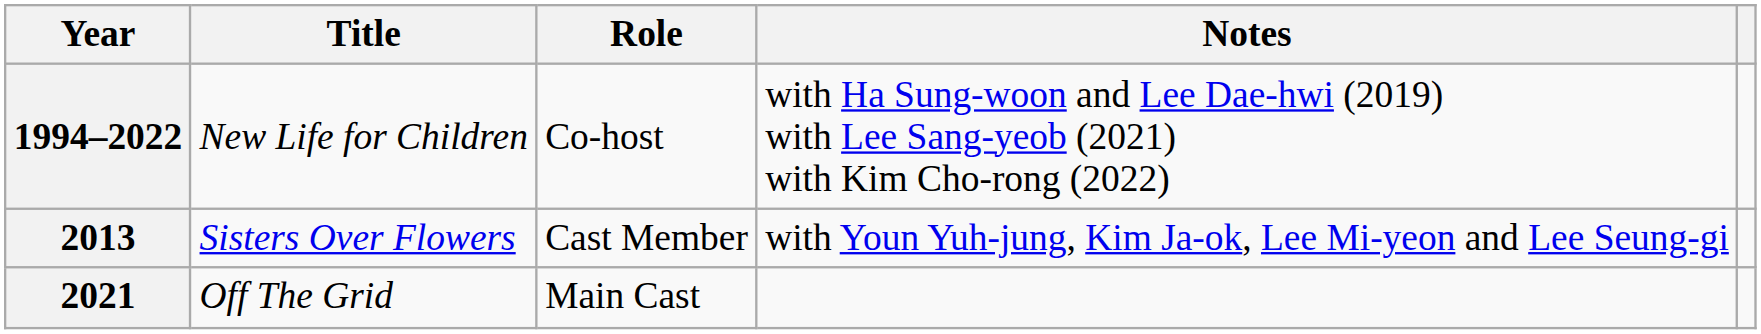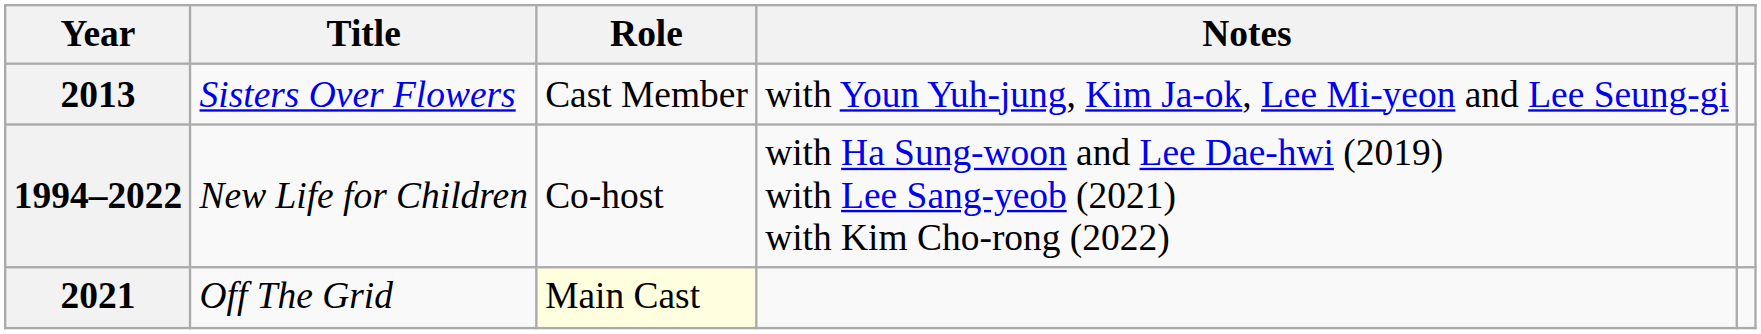rows swapped: (98, 237) <-> (98, 135)
(623, 296) no background -> (623, 296) lightyellow background
